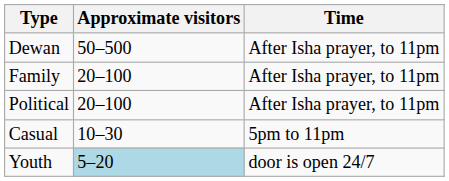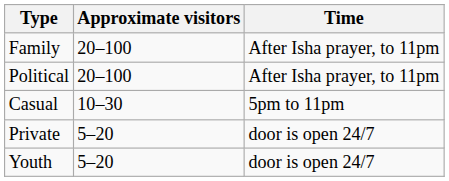- row: (34, 47)
+ row: (34, 133)
(95, 162) lightblue background -> (95, 162) no background
